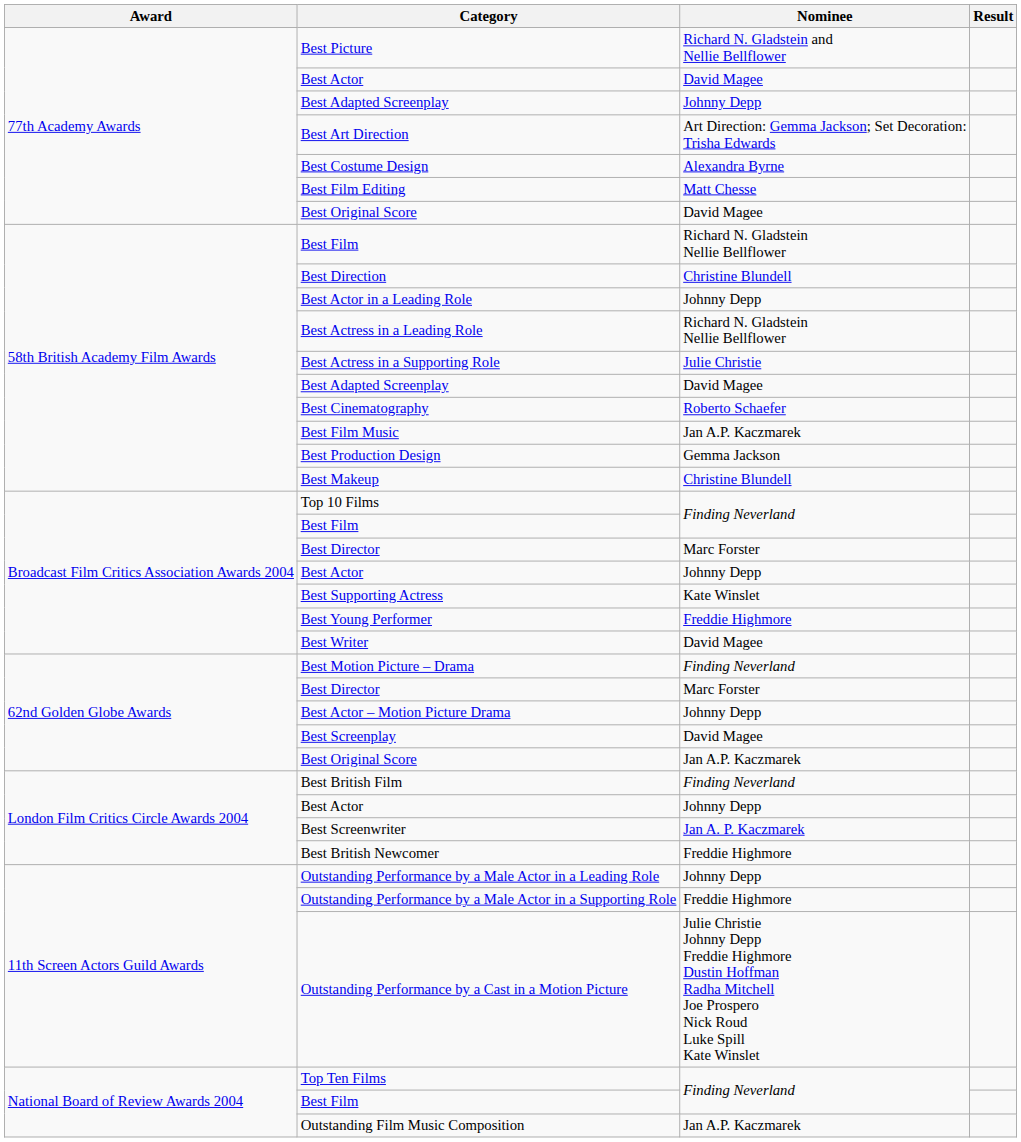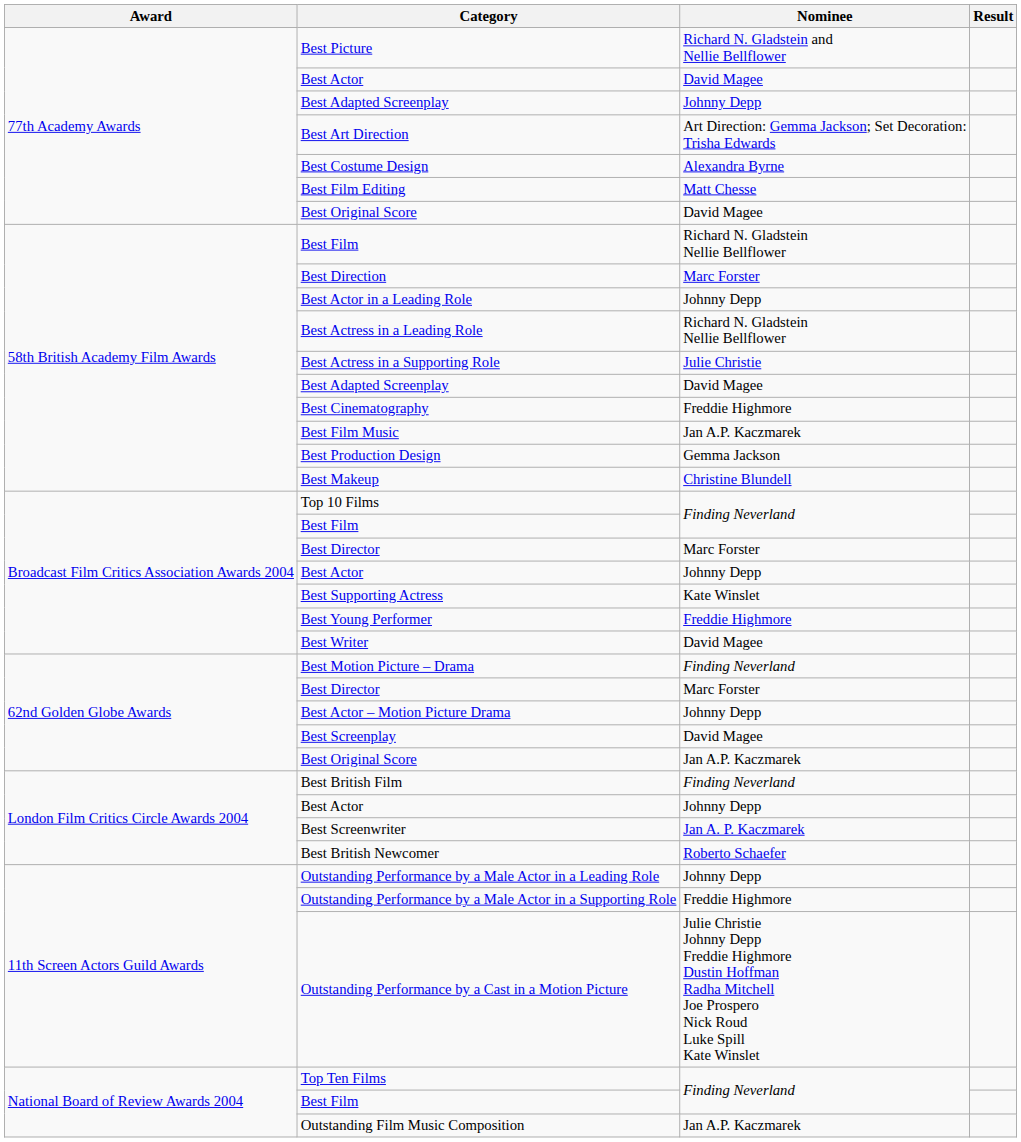(737, 275) Christine Blundell -> (721, 275) Marc Forster
(734, 409) Roberto Schaefer -> (737, 409) Freddie Highmore
(737, 852) Freddie Highmore -> (734, 852) Roberto Schaefer
